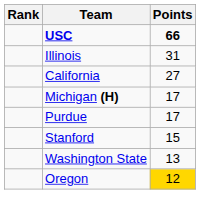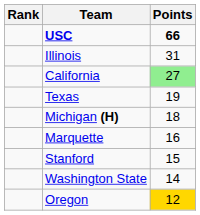(173, 76) no background -> (173, 76) lightgreen background
+ row: (62, 96)
(173, 96) 17 -> (173, 117) 18
- row: (66, 117)
+ row: (74, 138)
(173, 158) 13 -> (173, 179) 14
